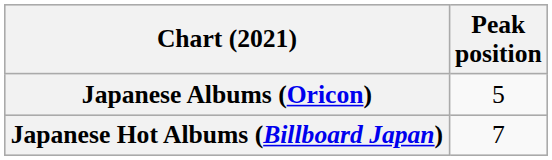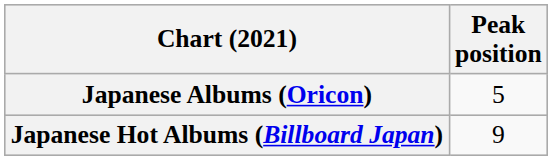(498, 134) 7 -> (498, 134) 9
